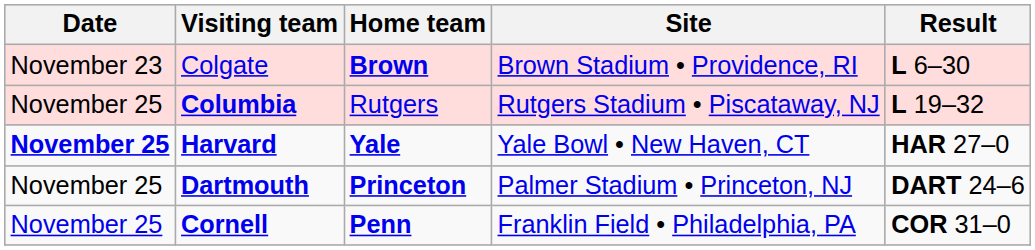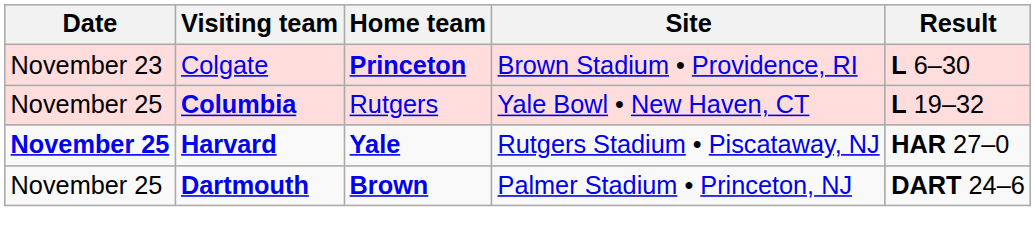(389, 64) Brown -> (408, 64) Princeton
(689, 104) Rutgers Stadium • Piscataway, NJ -> (653, 104) Yale Bowl • New Haven, CT
(653, 144) Yale Bowl • New Haven, CT -> (689, 144) Rutgers Stadium • Piscataway, NJ
(408, 184) Princeton -> (389, 184) Brown
- row: (225, 225)
